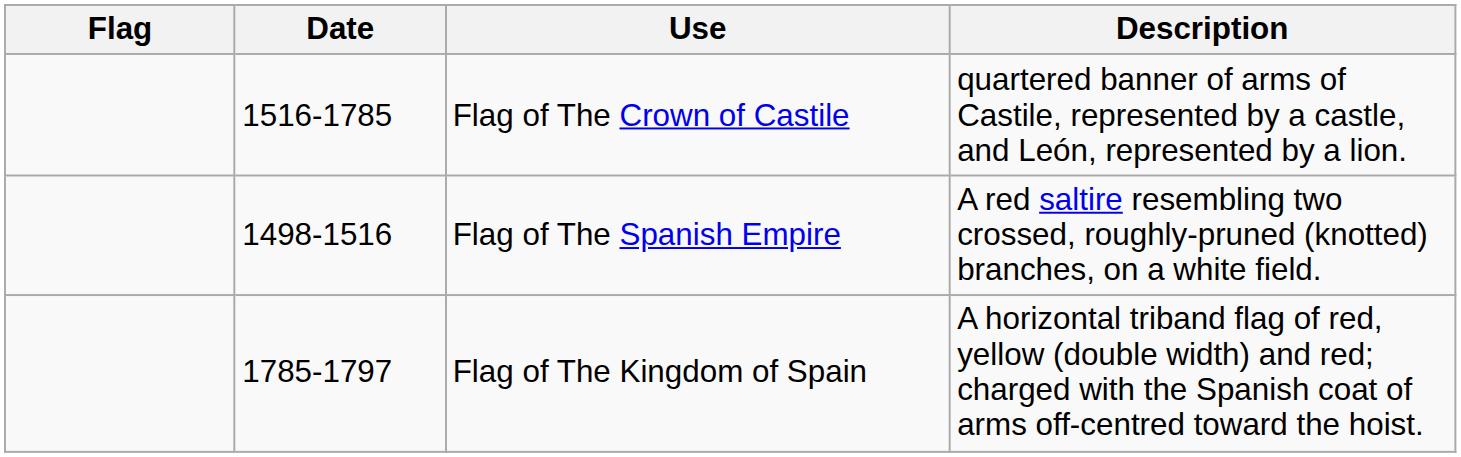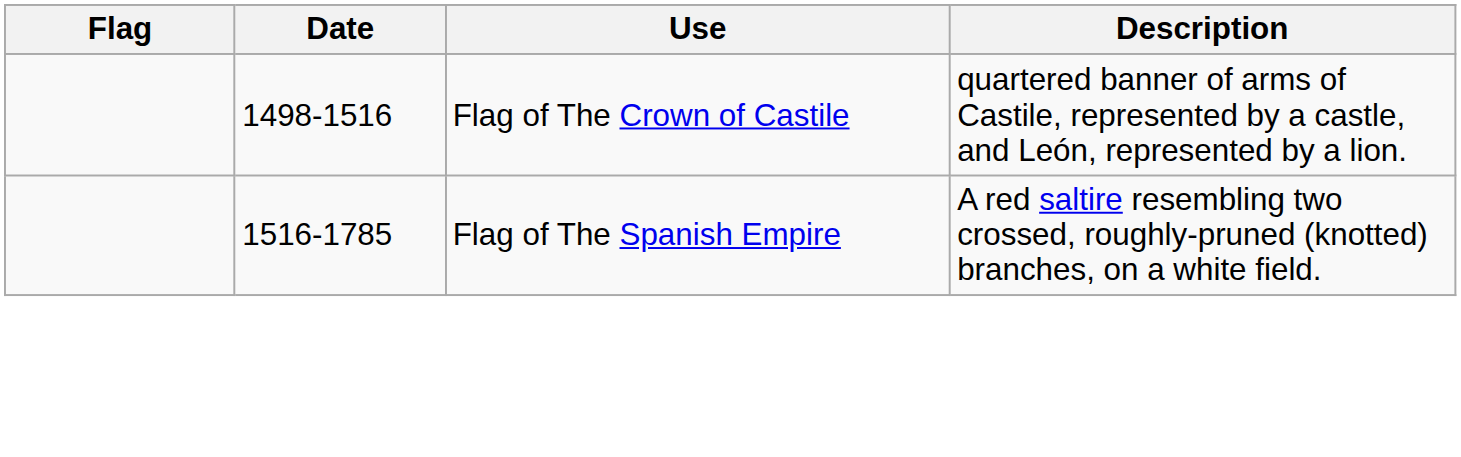(317, 114) 1516-1785 -> (317, 114) 1498-1516
(317, 234) 1498-1516 -> (317, 234) 1516-1785
- row: (660, 372)
